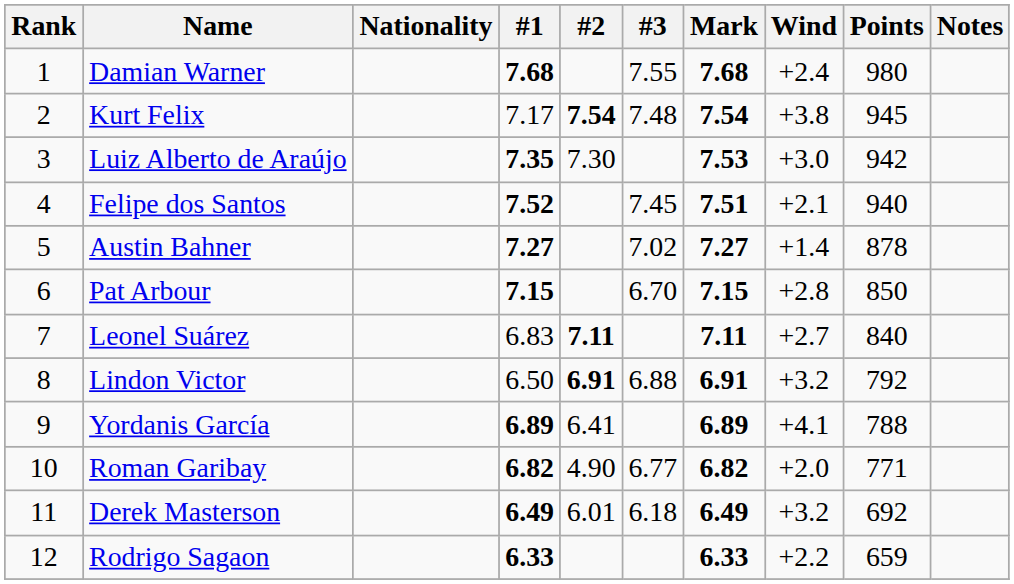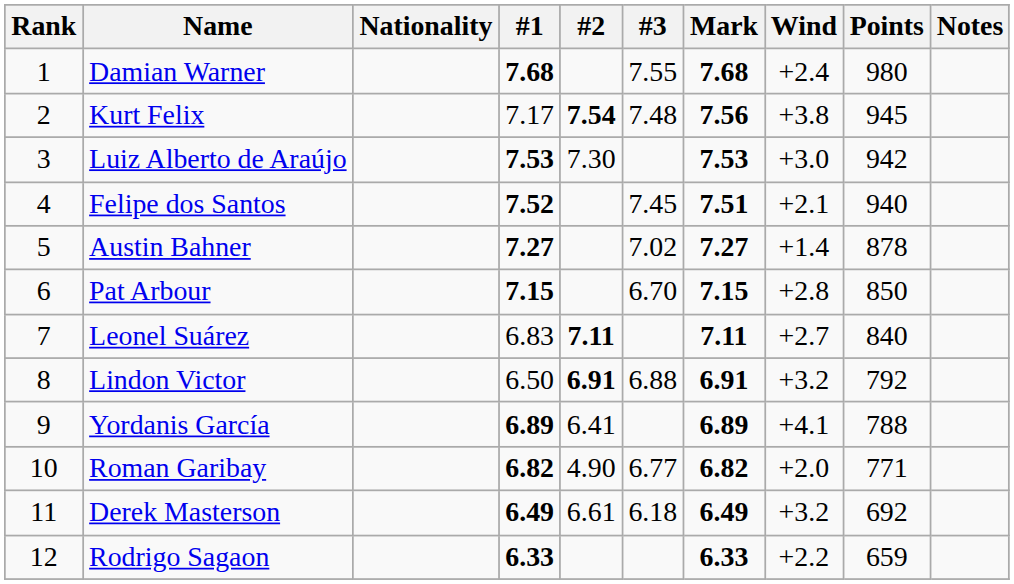(724, 114) 7.54 -> (724, 114) 7.56
(530, 159) 7.35 -> (530, 159) 7.53
(591, 512) 6.01 -> (591, 512) 6.61
